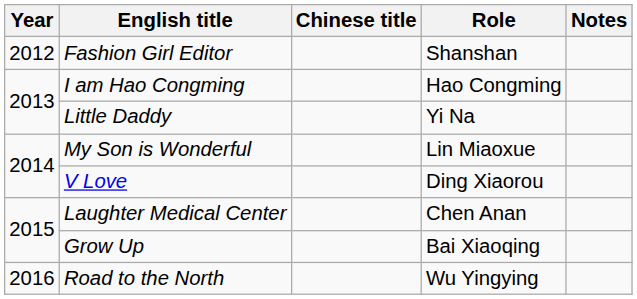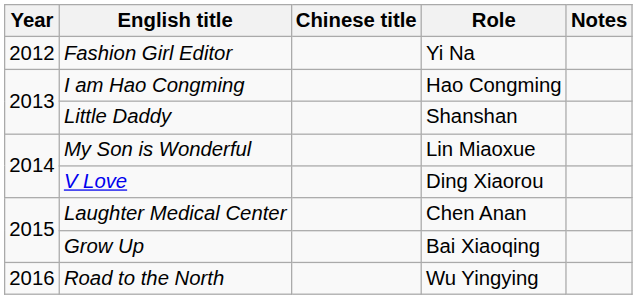(472, 52) Shanshan -> (450, 52) Yi Na
(450, 117) Yi Na -> (472, 117) Shanshan
